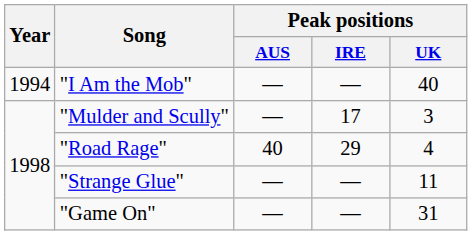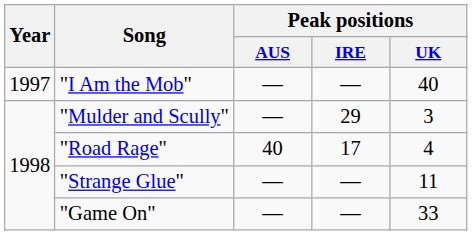(30, 84) 1994 -> (30, 84) 1997
(350, 116) 17 -> (350, 116) 29
(350, 149) 29 -> (350, 149) 17
(428, 213) 31 -> (428, 213) 33
